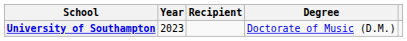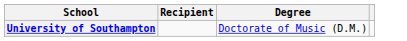- column: (172, 12)
